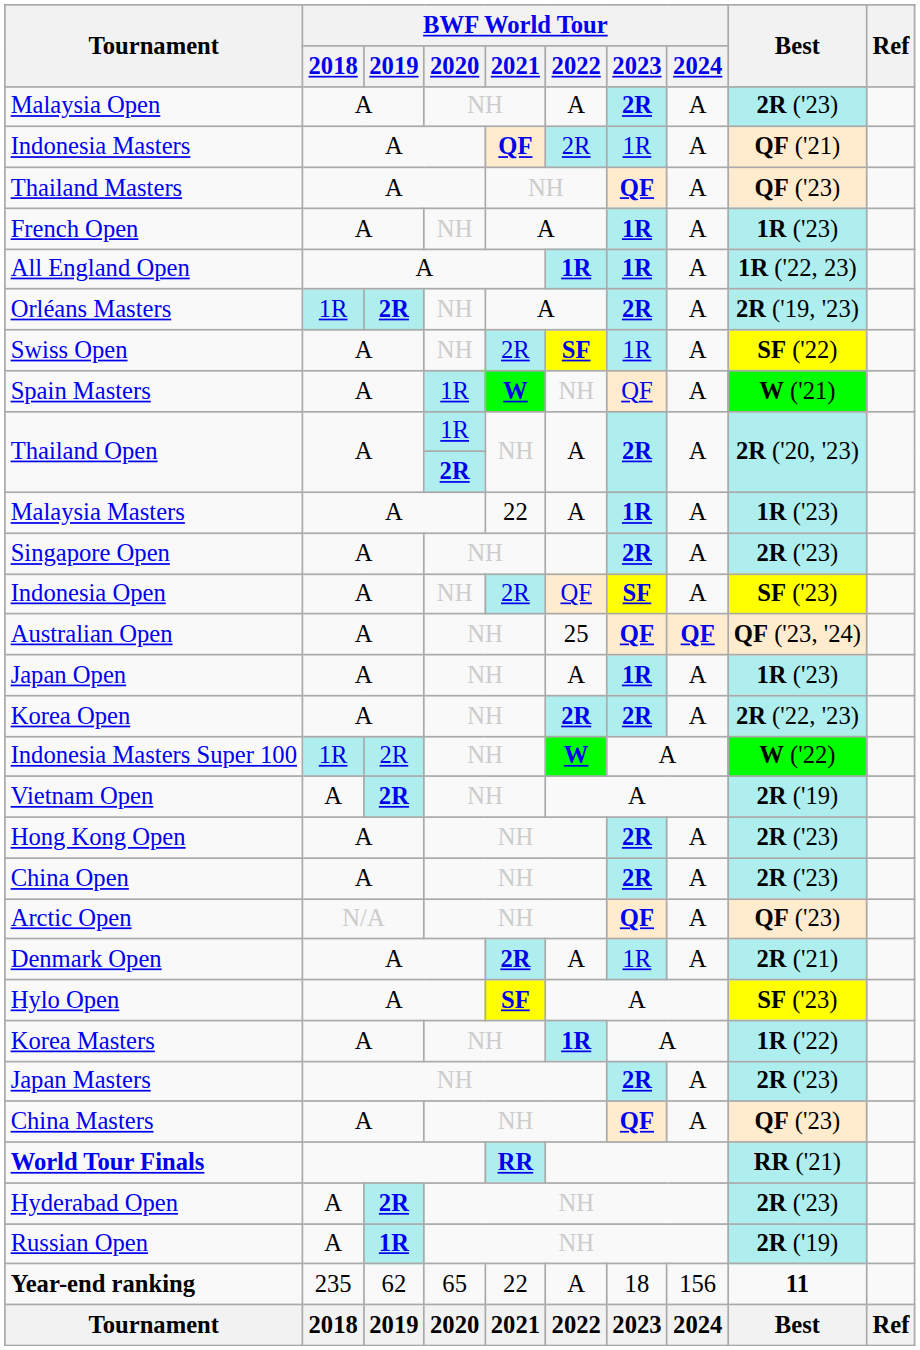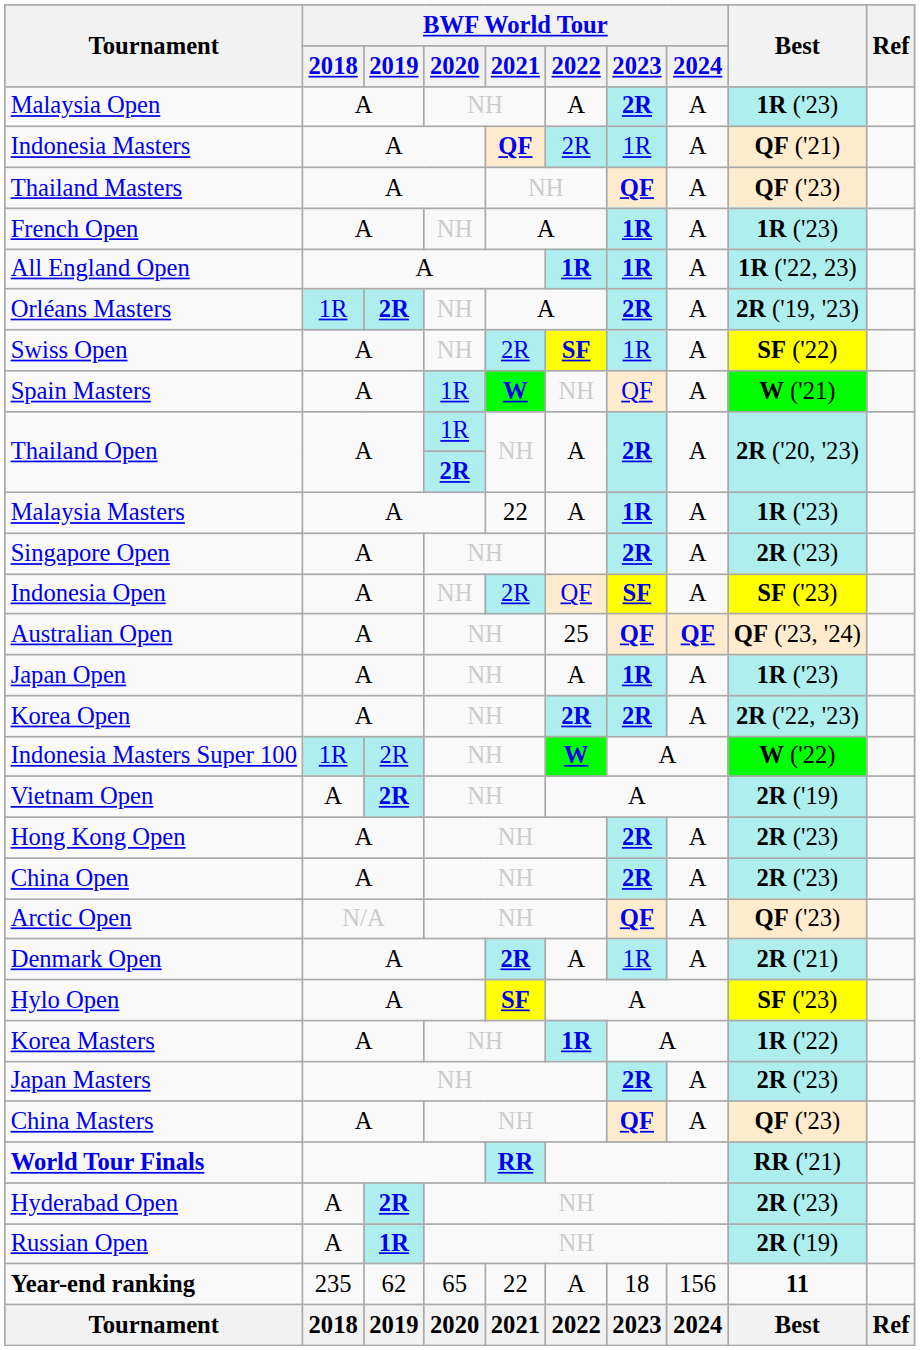(797, 106) 2R ('23) -> (797, 106) 1R ('23)
